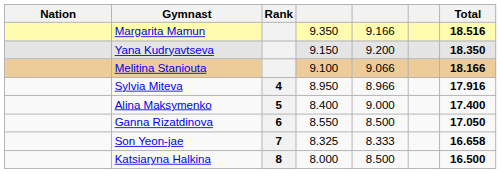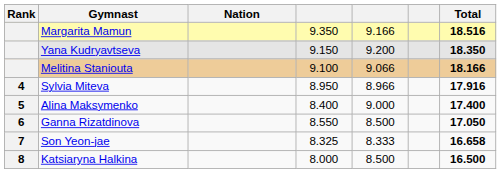columns swapped: (279, 13) <-> (58, 13)
